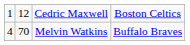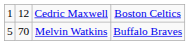(10, 31) 4 -> (10, 31) 5
